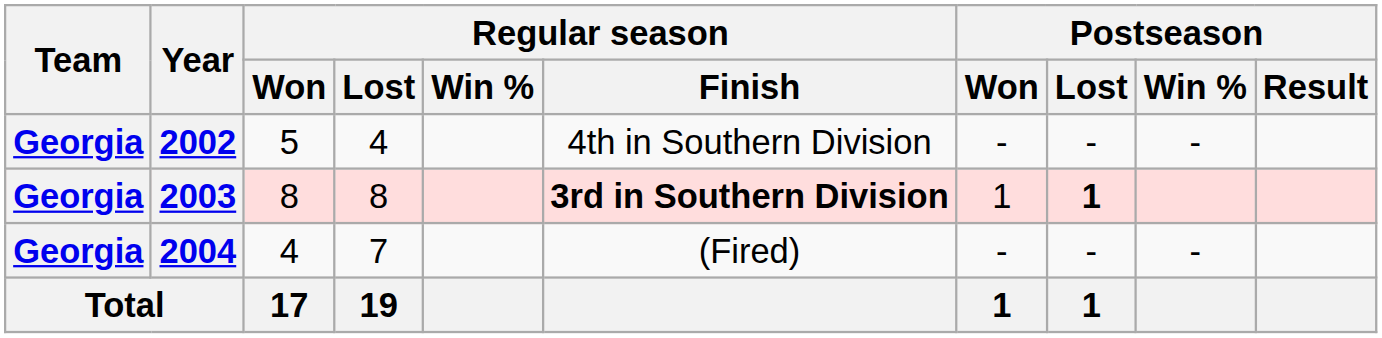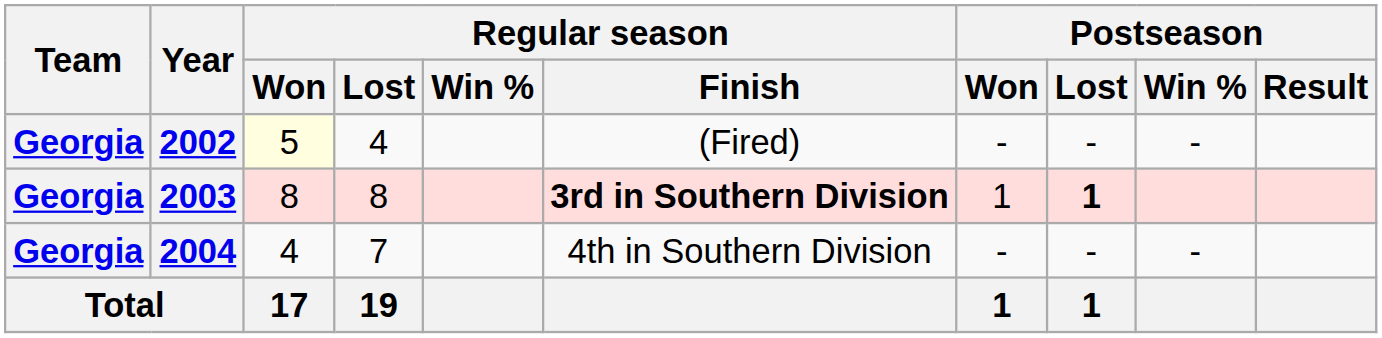(289, 142) no background -> (289, 142) lightyellow background
(750, 142) 4th in Southern Division -> (750, 142) (Fired)
(750, 251) (Fired) -> (750, 251) 4th in Southern Division
